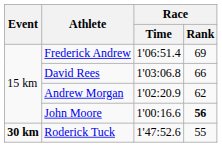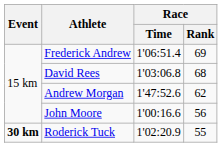(200, 73) 66 -> (200, 73) 68
(159, 93) 1'02:20.9 -> (159, 93) 1'47:52.6
(200, 113) bold -> (200, 113) normal
(159, 133) 1'47:52.6 -> (159, 133) 1'02:20.9
